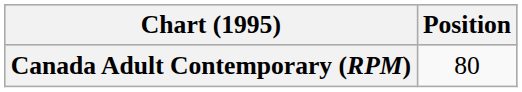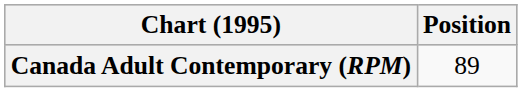(467, 65) 80 -> (467, 65) 89
